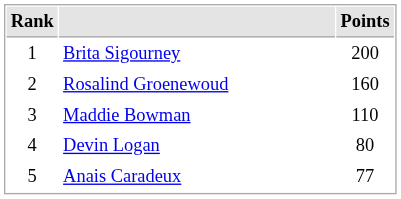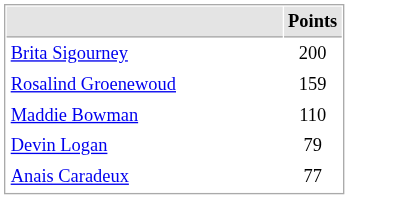- column: (32, 21)
(365, 84) 160 -> (313, 84) 159
(365, 145) 80 -> (313, 145) 79
